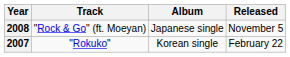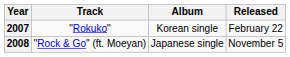rows swapped: (18, 44) <-> (18, 28)
